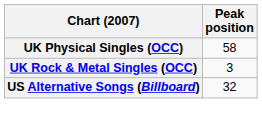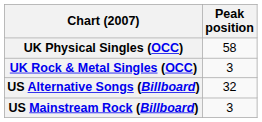+ row: (103, 107)
